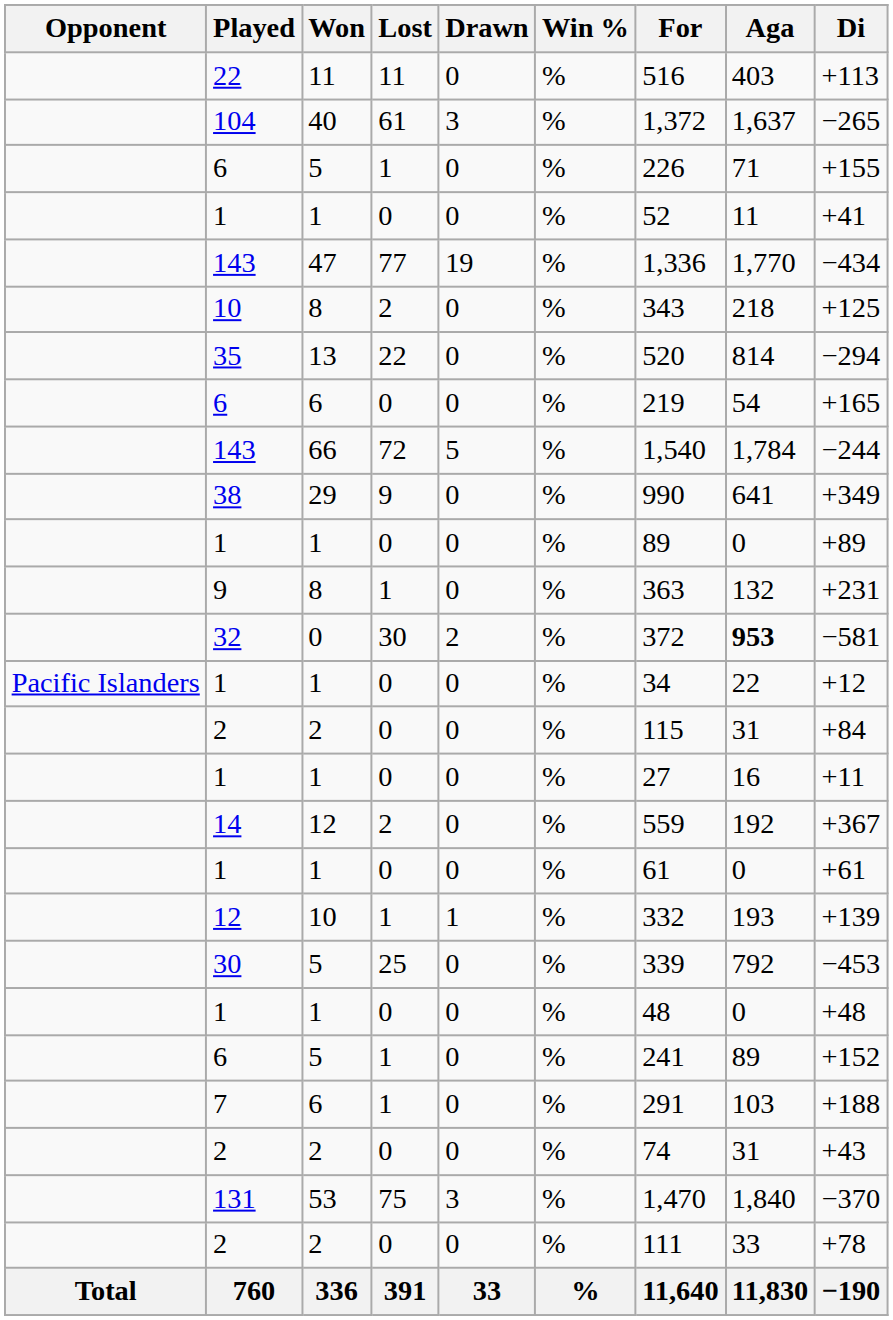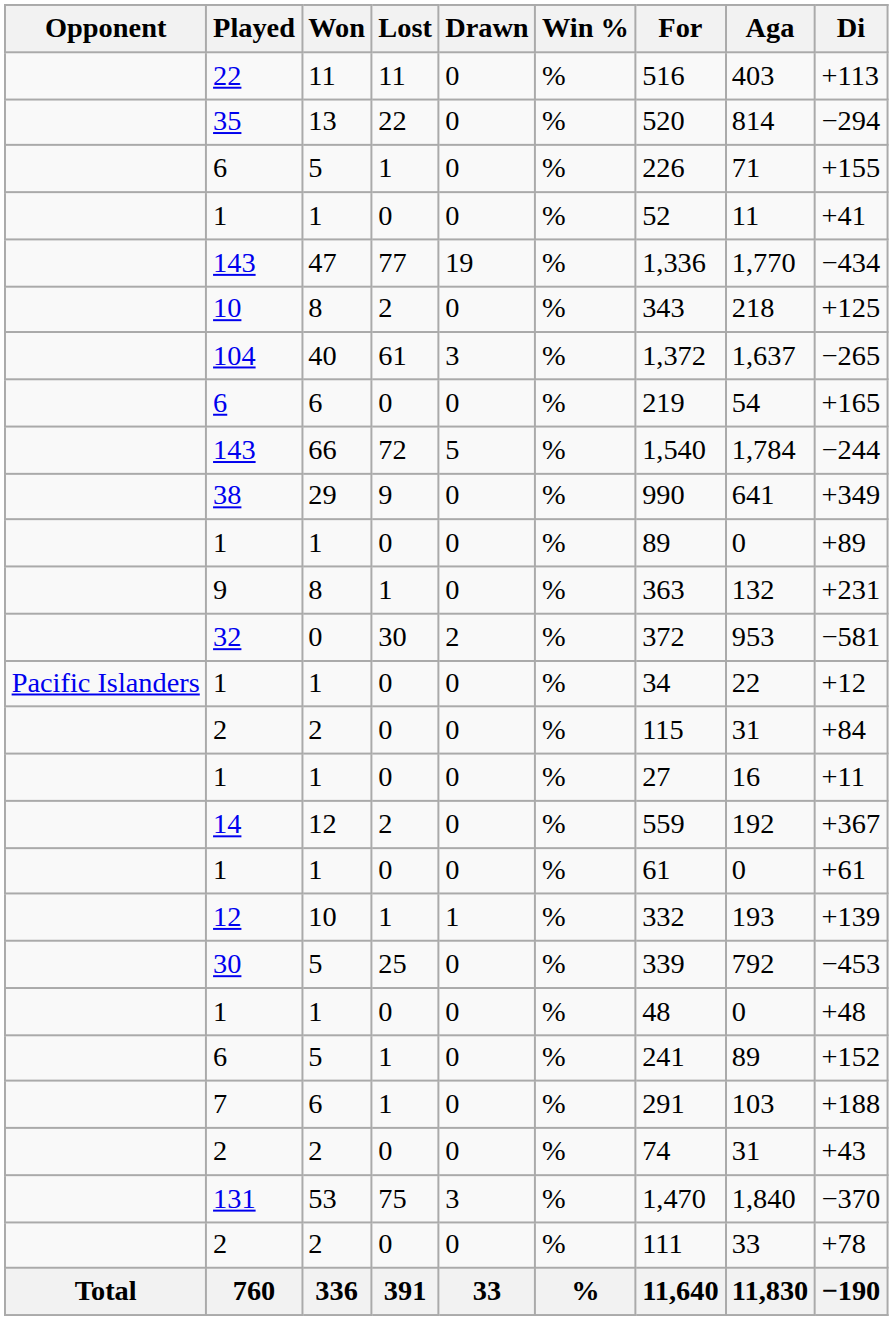rows swapped: (227, 355) <-> (234, 121)
(753, 636) bold -> (753, 636) normal
